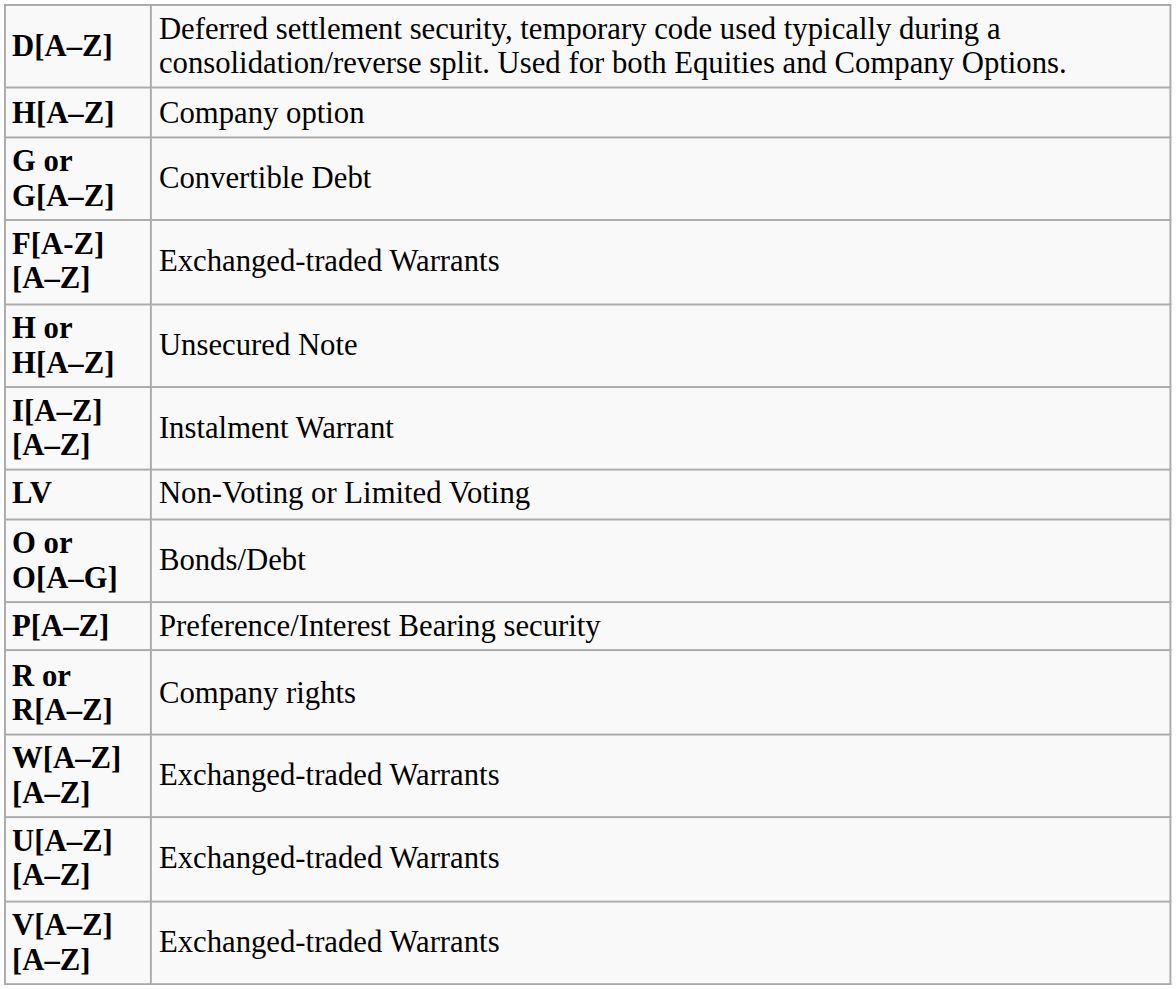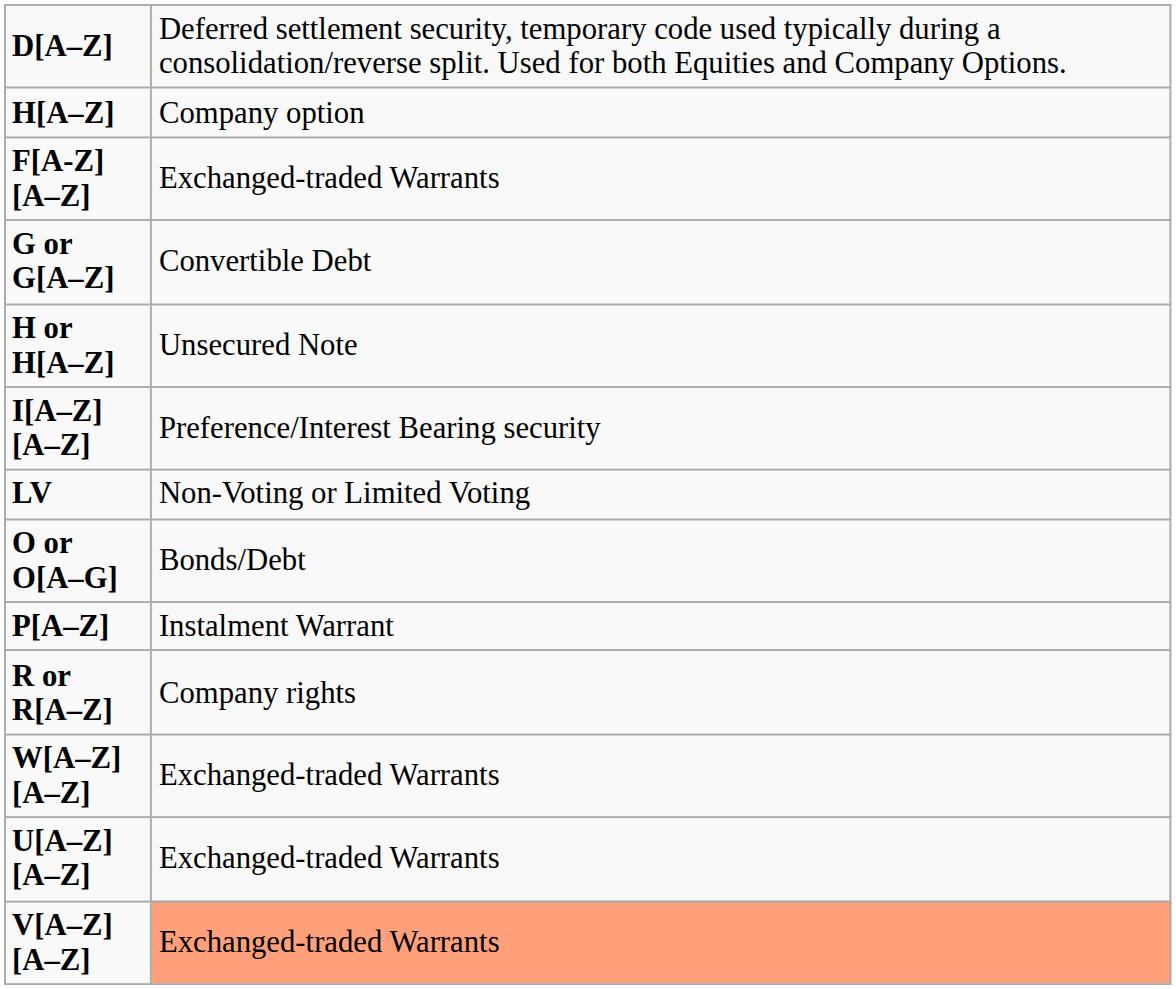rows swapped: (58, 261) <-> (63, 178)
(276, 427) Instalment Warrant -> (380, 427) Preference/Interest Bearing security
(380, 625) Preference/Interest Bearing security -> (276, 625) Instalment Warrant
(329, 941) no background -> (329, 941) lightsalmon background
